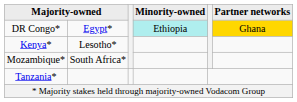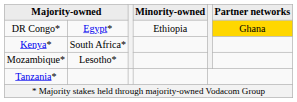(170, 28) paleturquoise background -> (170, 28) no background
(98, 44) Lesotho* -> (98, 44) South Africa*
(98, 60) South Africa* -> (98, 60) Lesotho*
